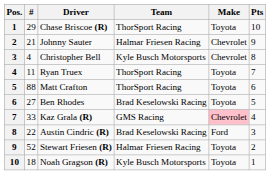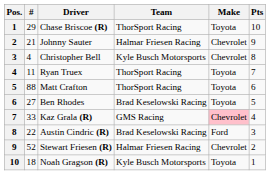(223, 147) Toyota -> (229, 147) Chevrolet
